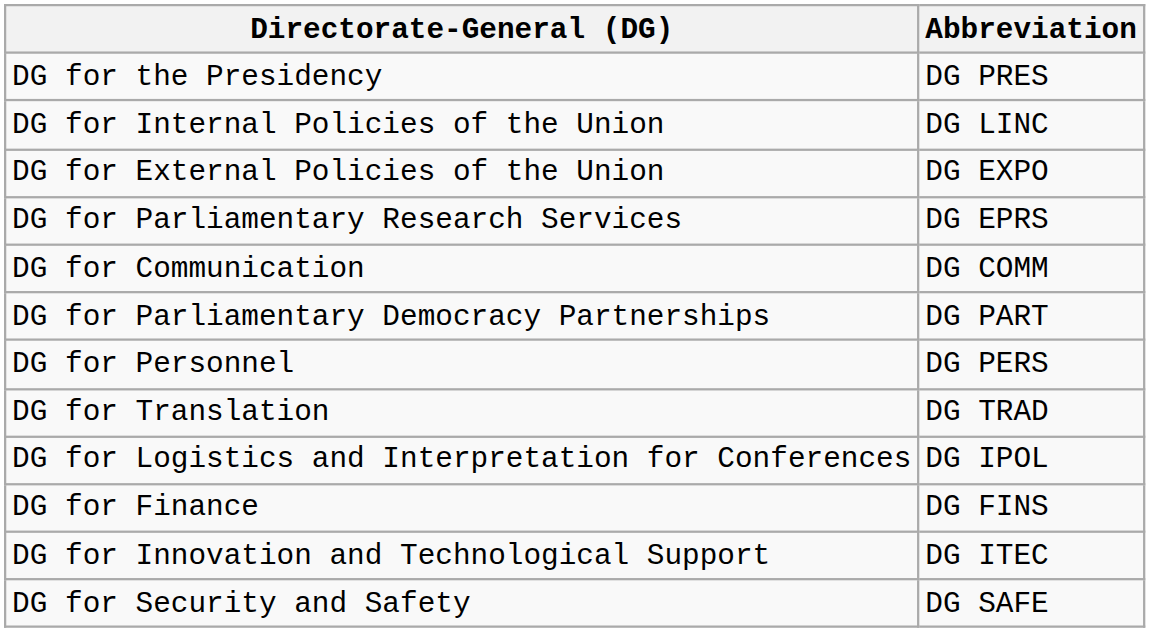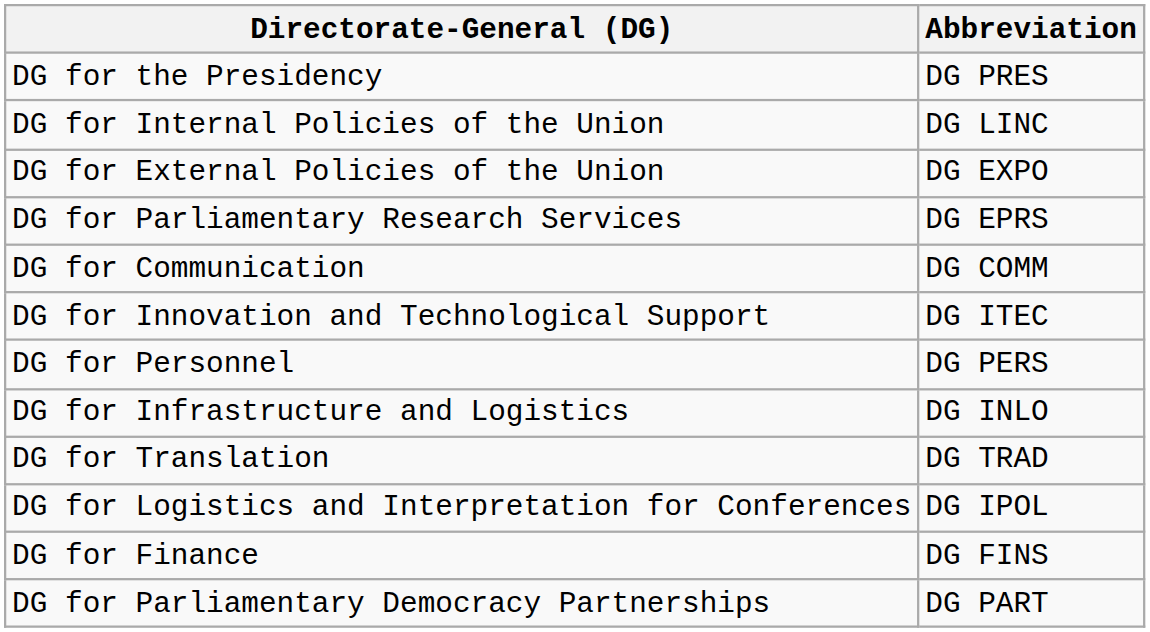rows swapped: (391, 316) <-> (391, 556)
+ row: (321, 412)
- row: (241, 604)
